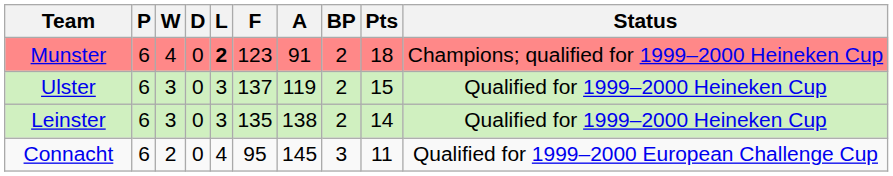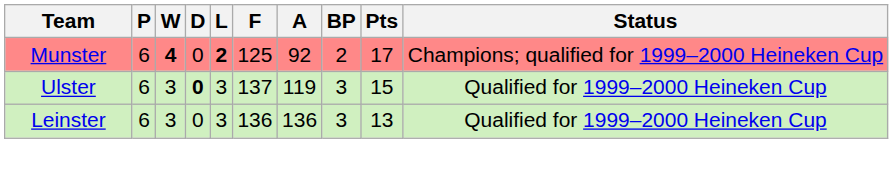(171, 54) normal -> (171, 54) bold
(255, 54) 123 -> (255, 54) 125
(300, 54) 91 -> (300, 54) 92
(382, 54) 18 -> (382, 54) 17
(198, 87) normal -> (198, 87) bold
(341, 87) 2 -> (341, 87) 3
(255, 120) 135 -> (255, 120) 136
(300, 120) 138 -> (300, 120) 136
(341, 120) 2 -> (341, 120) 3
(382, 120) 14 -> (382, 120) 13
- row: (68, 154)
